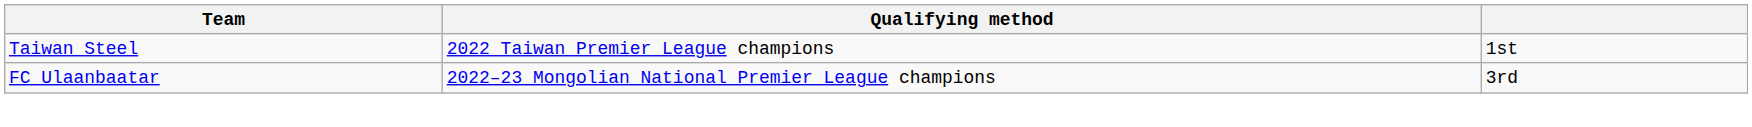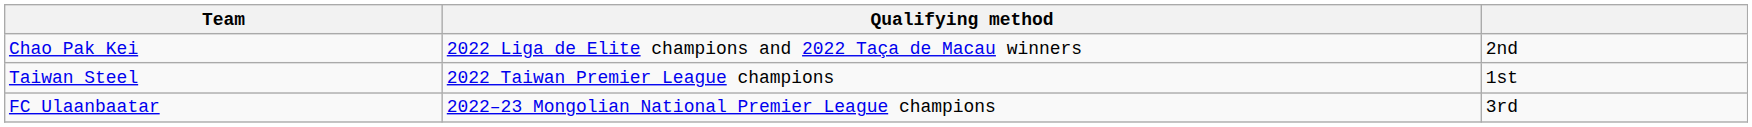+ row: (74, 49)
